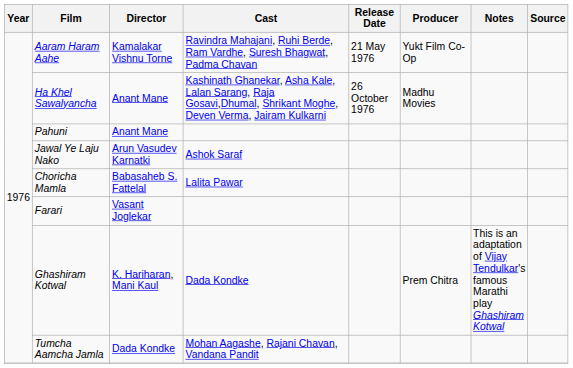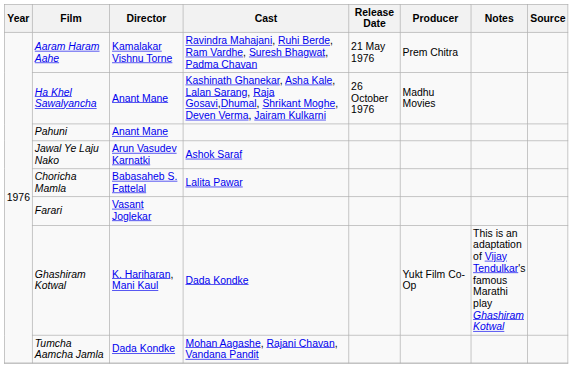(434, 52) Yukt Film Co-Op -> (430, 52) Prem Chitra
(430, 280) Prem Chitra -> (434, 280) Yukt Film Co-Op
